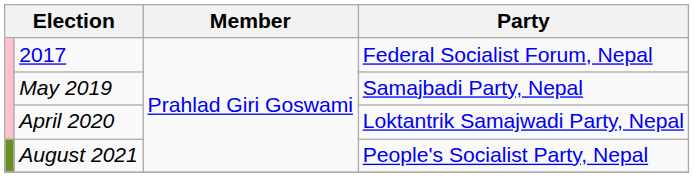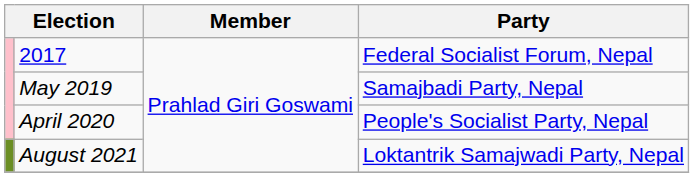(523, 121) Loktantrik Samajwadi Party, Nepal -> (505, 121) People's Socialist Party, Nepal
(505, 155) People's Socialist Party, Nepal -> (523, 155) Loktantrik Samajwadi Party, Nepal
